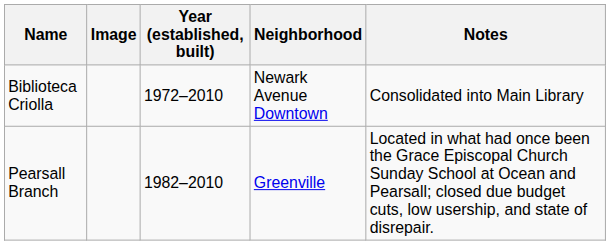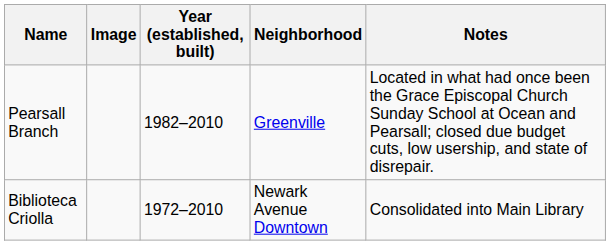rows swapped: (42, 95) <-> (37, 183)
